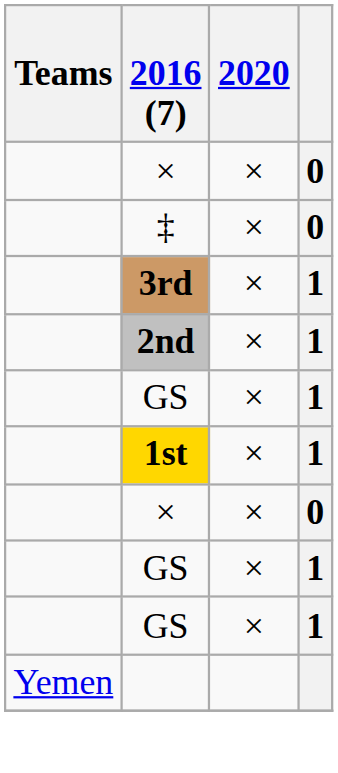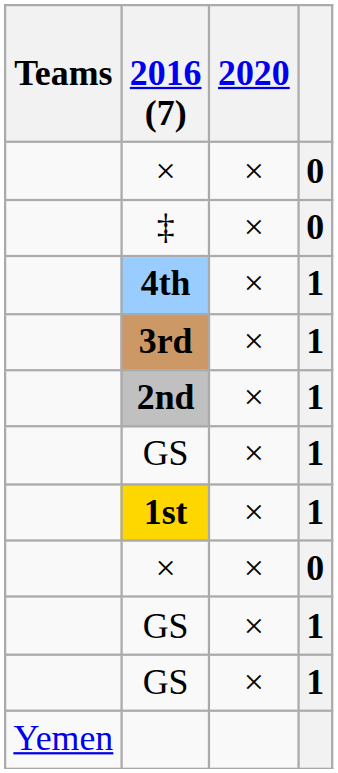+ row: (166, 284)
